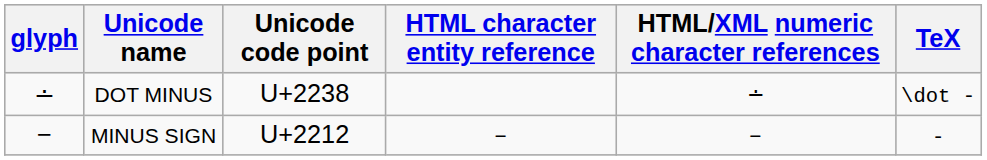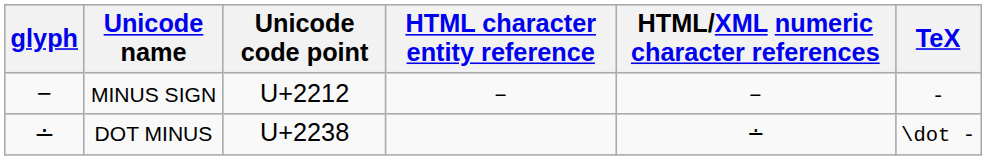rows swapped: (153, 95) <-> (153, 136)
